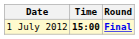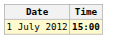- column: (118, 12)
